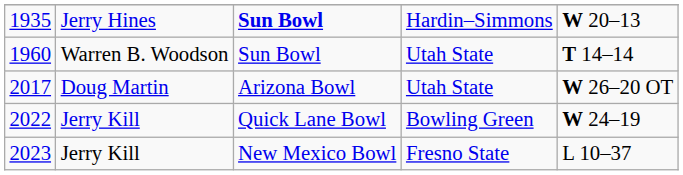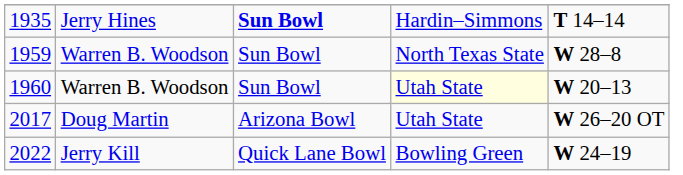(601, 20) W 20–13 -> (589, 20) T 14–14
+ row: (30, 53)
(450, 53) no background -> (439, 86) lightyellow background
(598, 53) T 14–14 -> (592, 86) W 20–13
- row: (30, 152)
